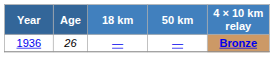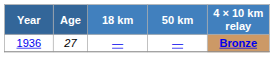(70, 43) 26 -> (70, 43) 27
